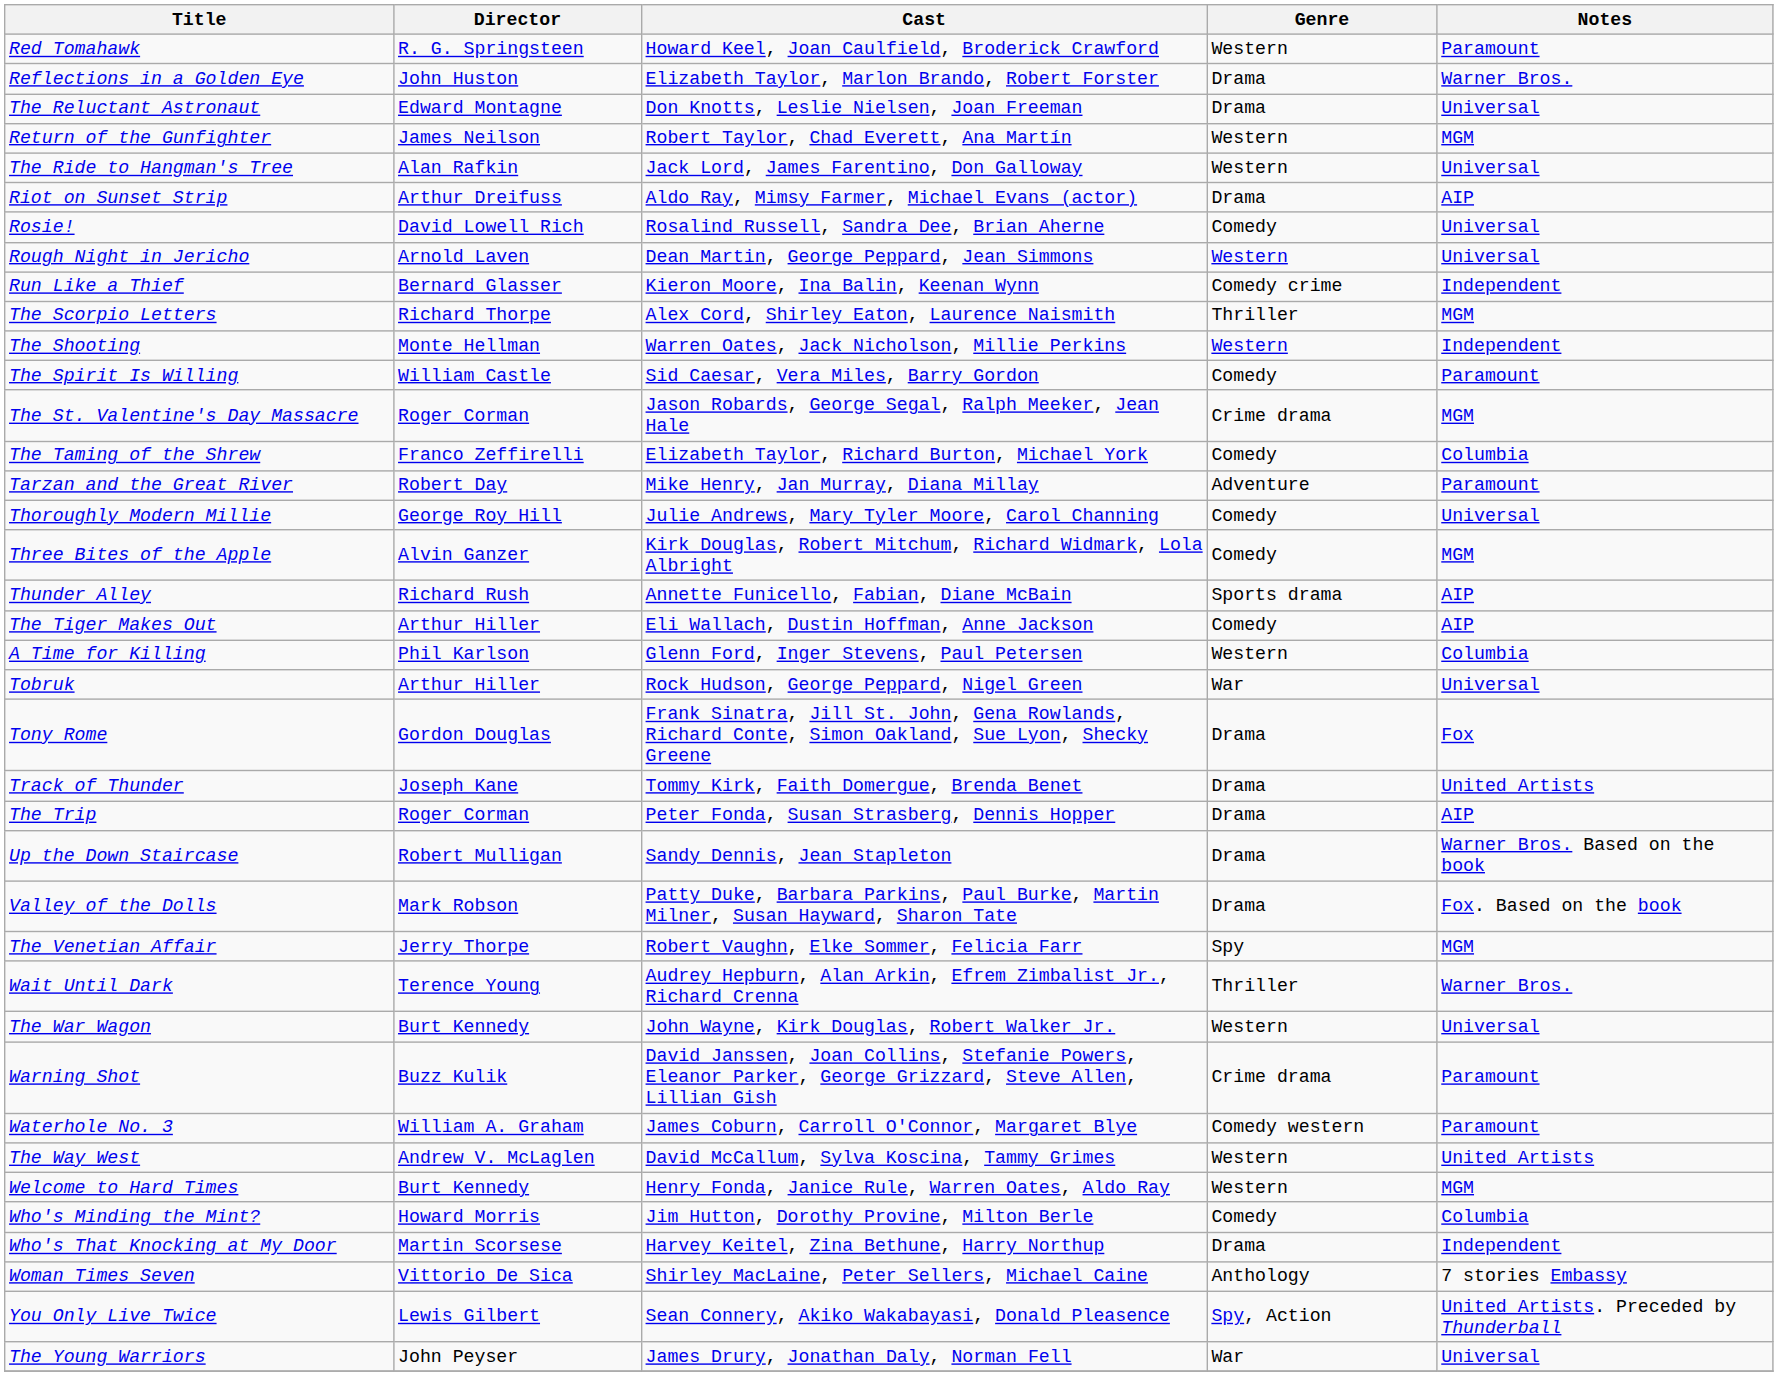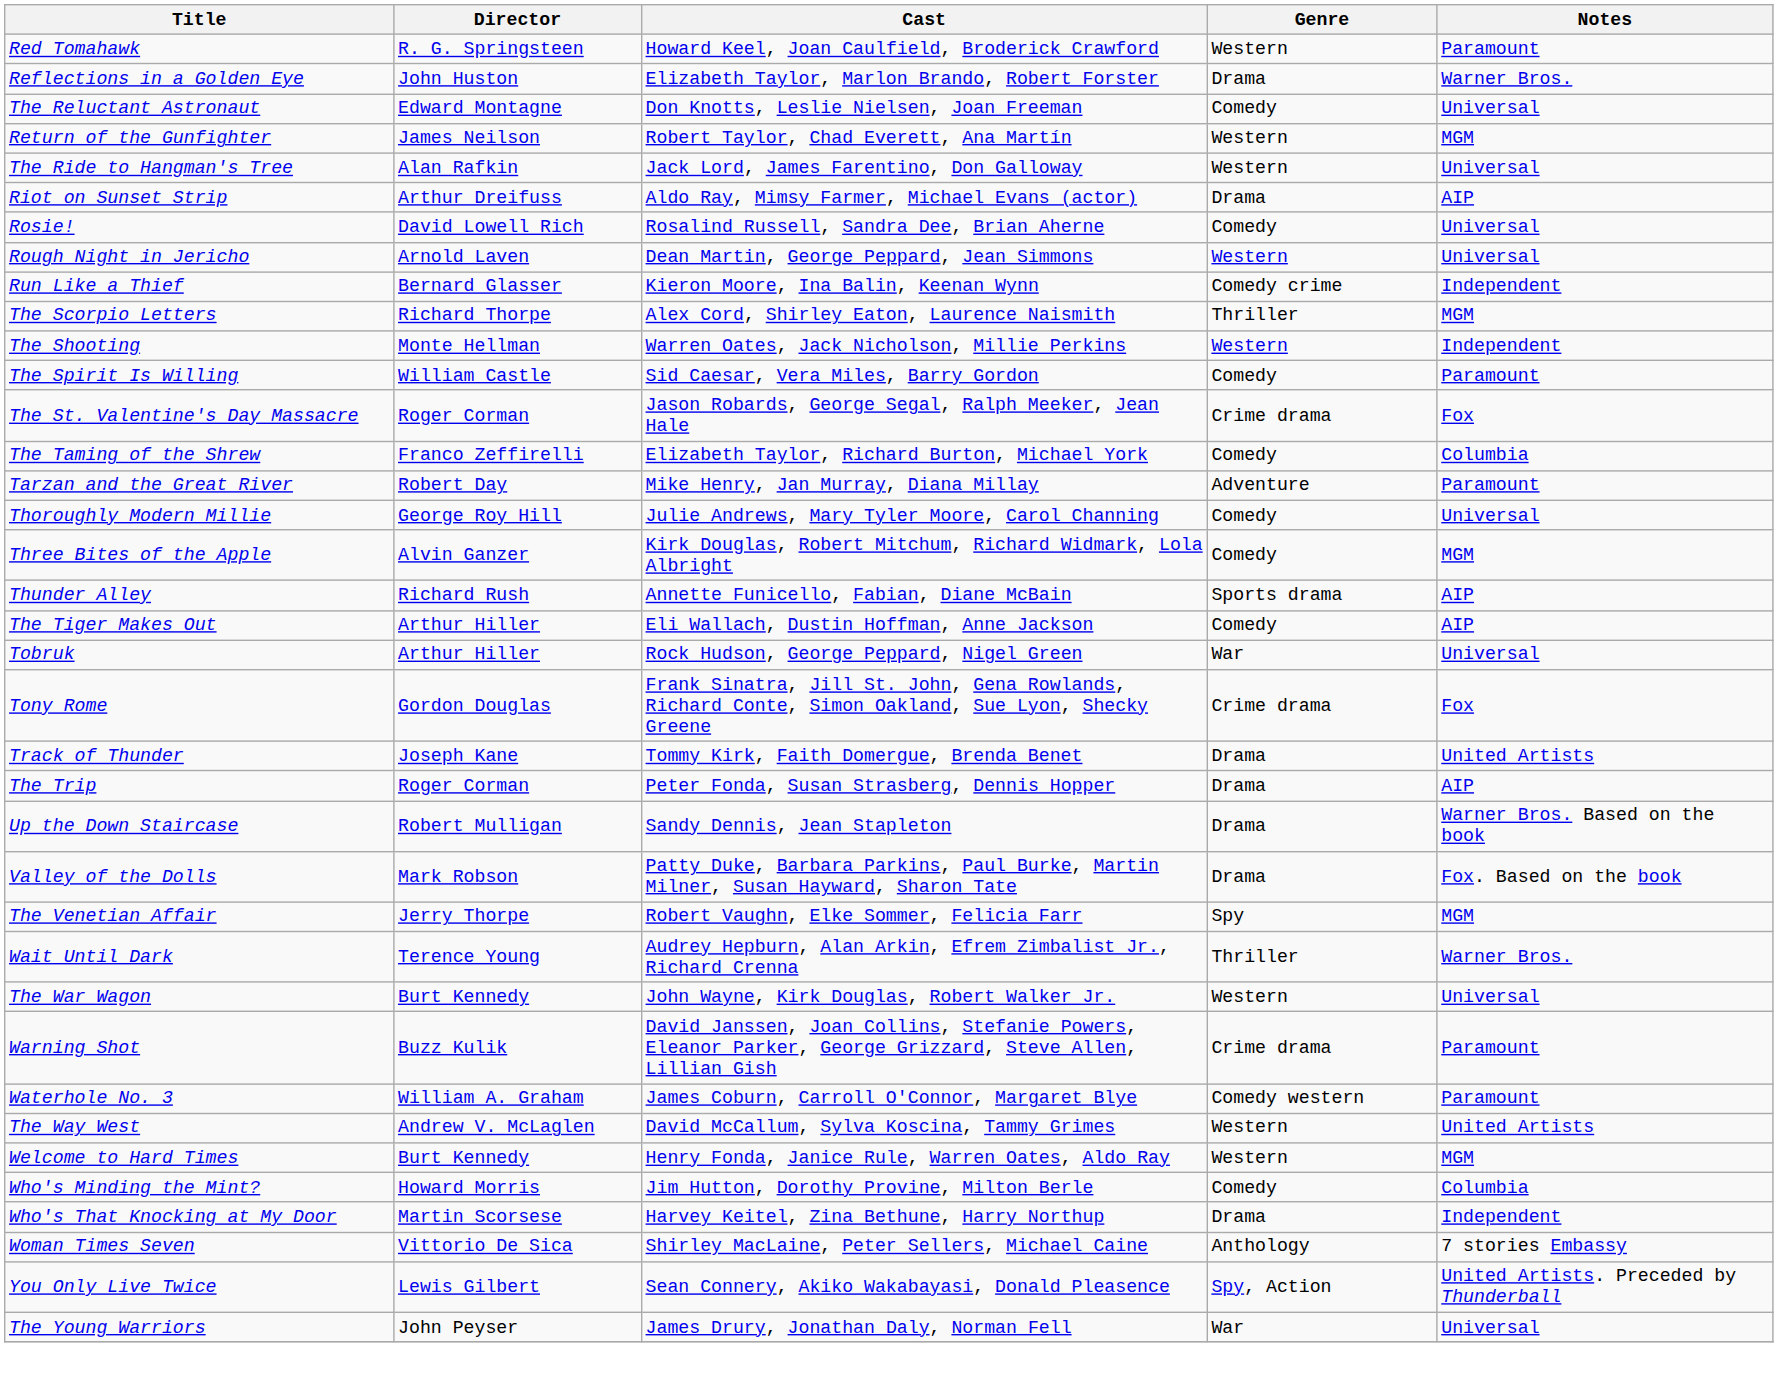(1239, 109) Drama -> (1244, 109) Comedy
(1458, 416) MGM -> (1458, 416) Fox
- row: (107, 655)
(1239, 735) Drama -> (1271, 705) Crime drama
